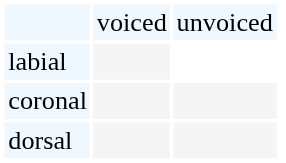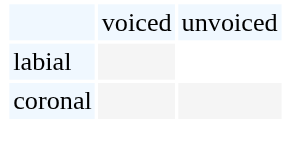- row: (40, 140)
